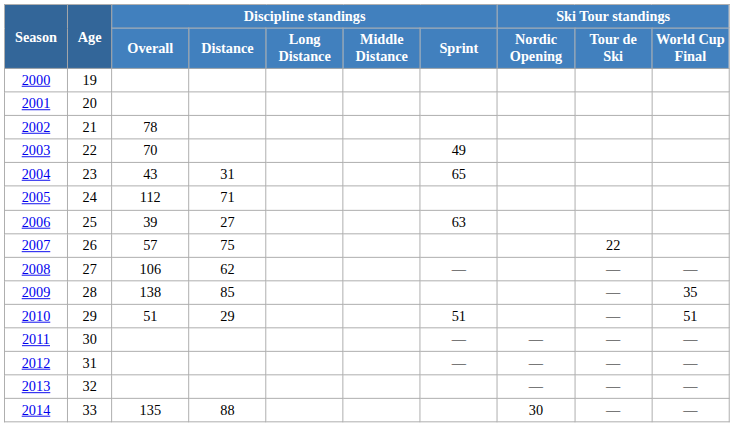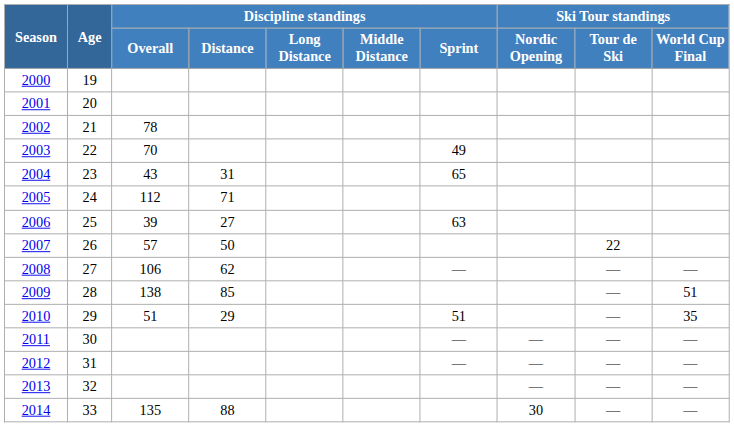(227, 245) 75 -> (227, 245) 50
(690, 292) 35 -> (690, 292) 51
(690, 316) 51 -> (690, 316) 35
